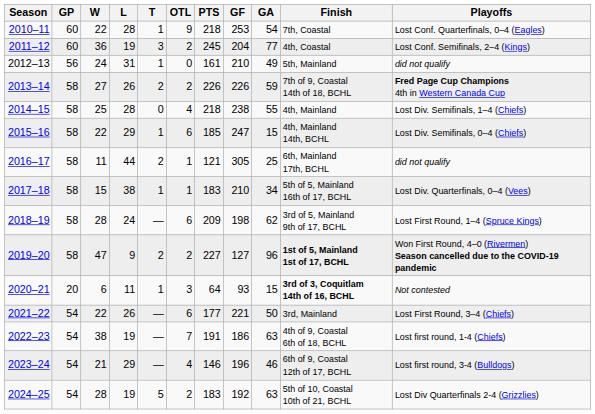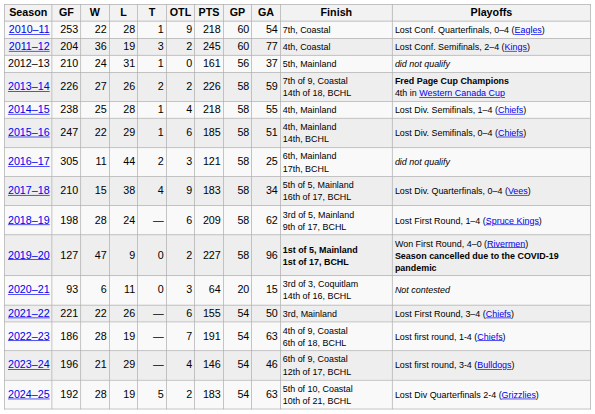columns swapped: (66, 13) <-> (238, 13)
(272, 64) 49 -> (272, 64) 37
(161, 110) 0 -> (161, 110) 1
(272, 133) 15 -> (272, 133) 51
(189, 162) 1 -> (189, 162) 3
(161, 191) 1 -> (161, 191) 4
(189, 191) 1 -> (189, 191) 9
(161, 255) 2 -> (161, 255) 0
(161, 290) 1 -> (161, 290) 0
(323, 290) bold -> (320, 291) normal
(212, 313) 177 -> (212, 313) 155
(101, 336) 38 -> (101, 336) 28
